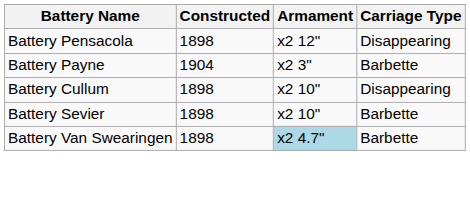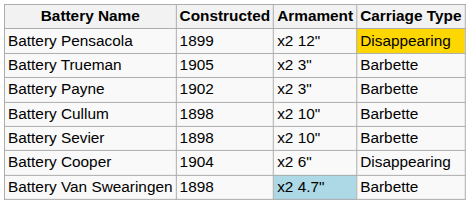(197, 41) 1898 -> (197, 41) 1899
(405, 41) no background -> (405, 41) gold background
+ row: (65, 65)
(197, 65) 1904 -> (197, 89) 1902
(405, 89) Disappearing -> (389, 114) Barbette
+ row: (60, 162)
